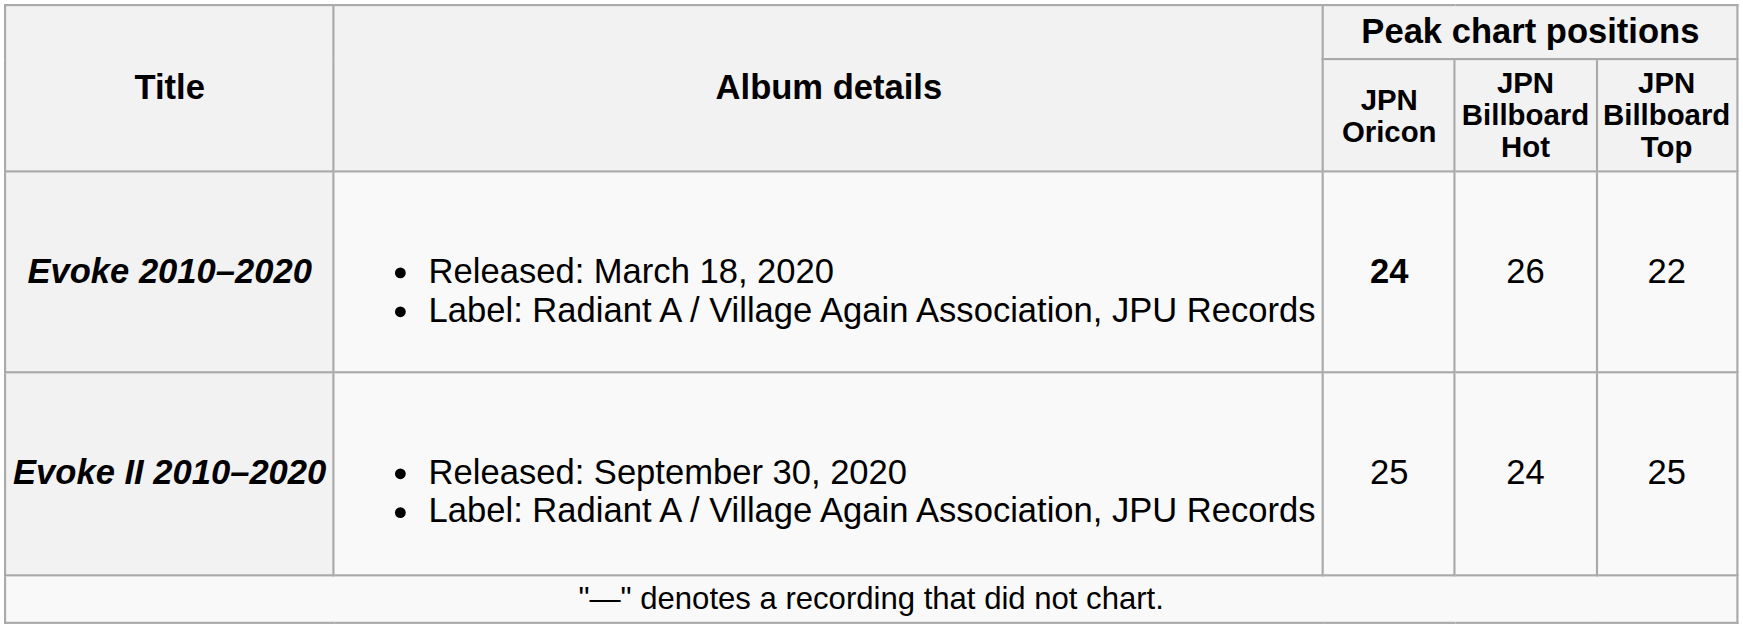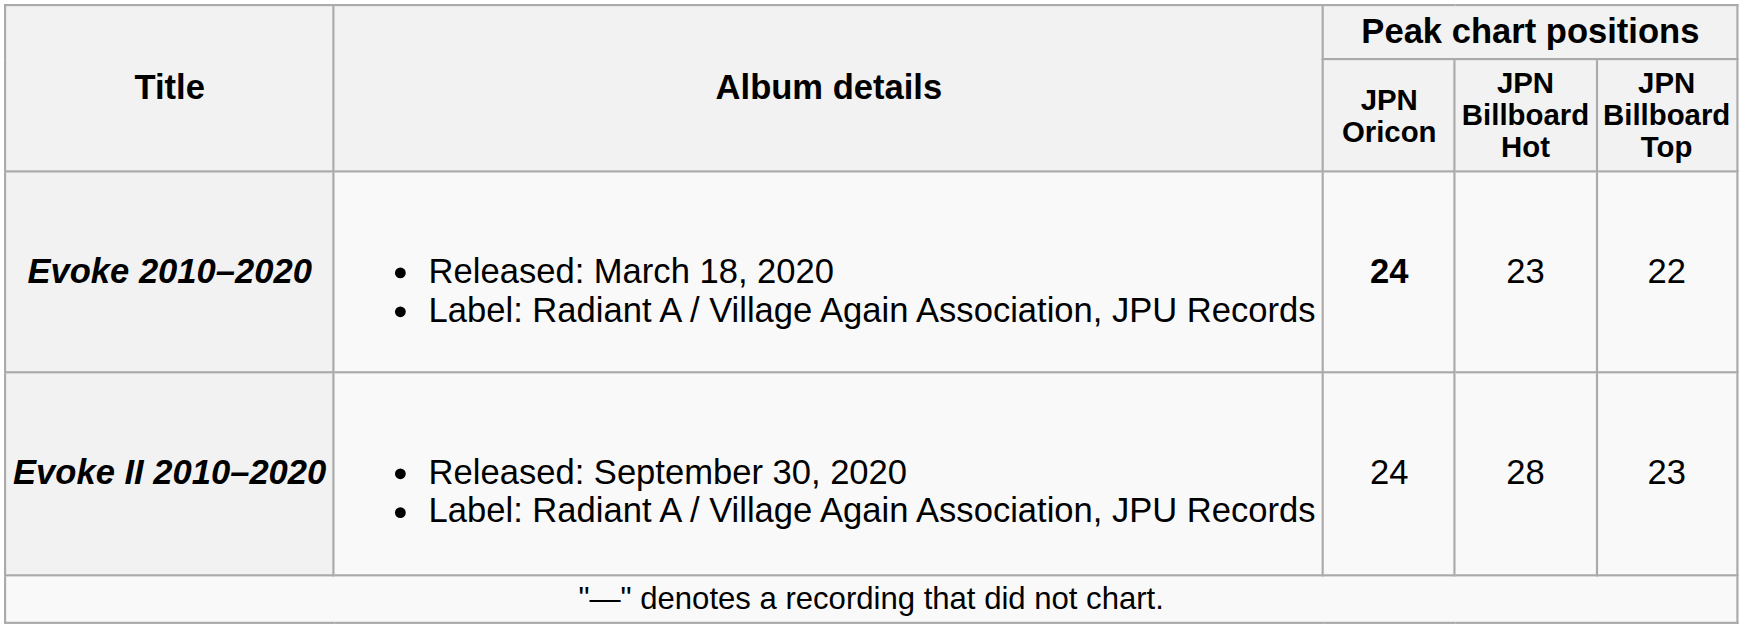(1526, 271) 26 -> (1526, 271) 23
(1389, 472) 25 -> (1389, 472) 24
(1526, 472) 24 -> (1526, 472) 28
(1667, 472) 25 -> (1667, 472) 23
